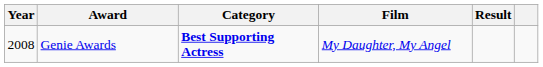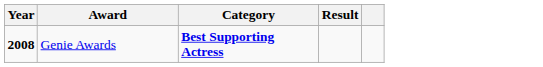- column: (395, 15)
(21, 44) normal -> (21, 44) bold
